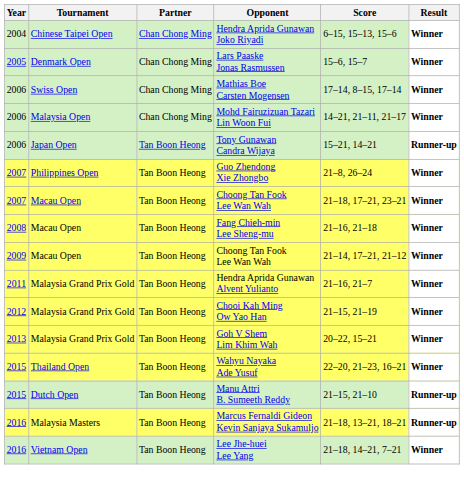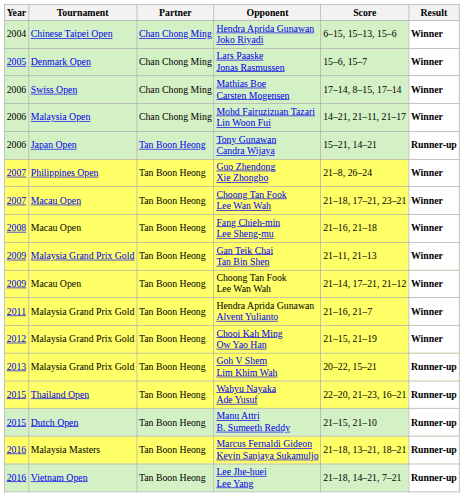+ row: (16, 256)
(427, 339) Winner -> (434, 367) Runner-up
(427, 367) Winner -> (434, 395) Runner-up
(427, 450) Winner -> (434, 478) Runner-up
